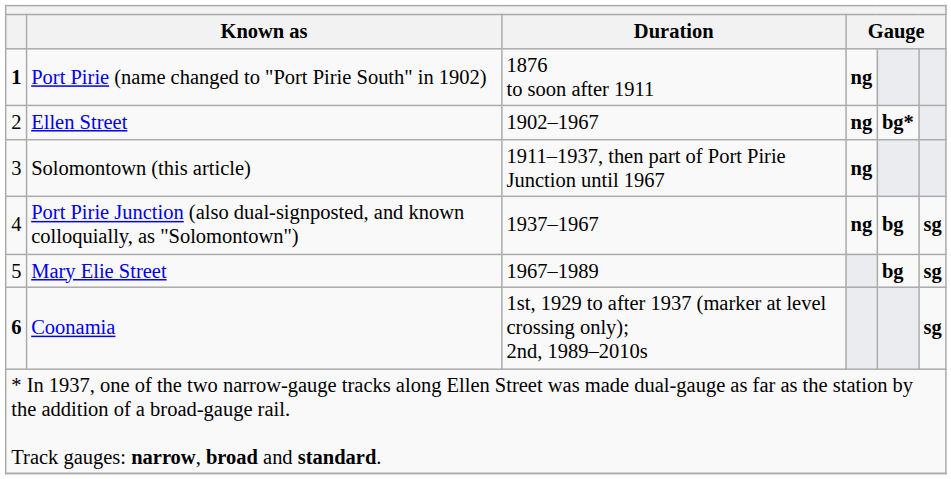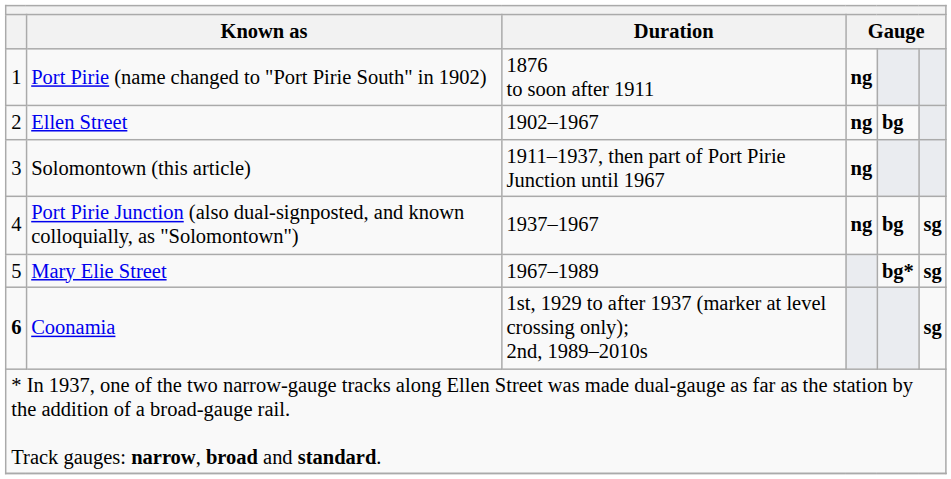(16, 76) bold -> (16, 76) normal
(898, 122) bg* -> (893, 122) bg
(893, 270) bg -> (898, 270) bg*
